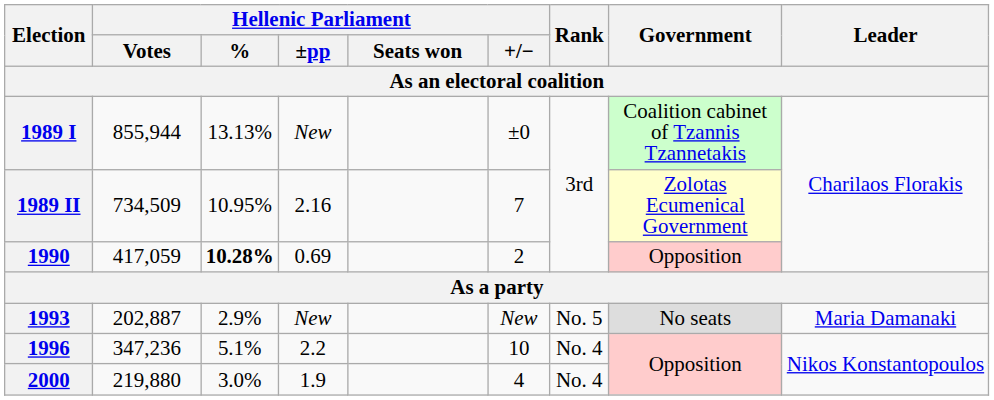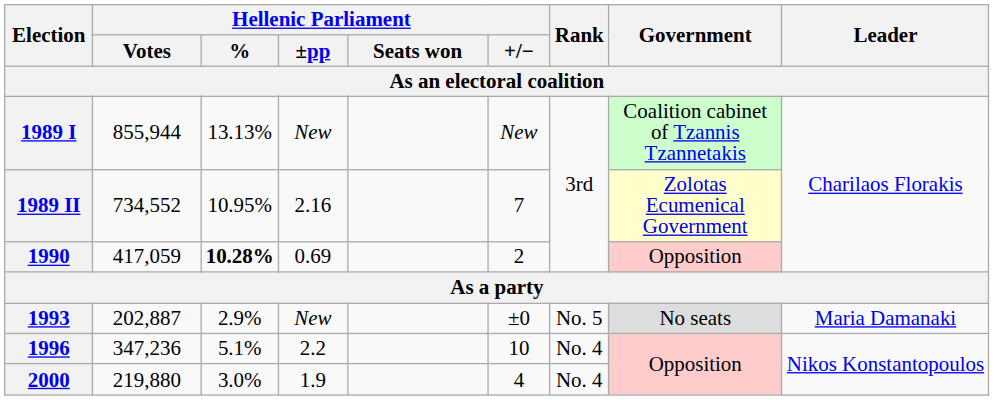(519, 132) ±0 -> (519, 132) New
(147, 205) 734,509 -> (147, 205) 734,552
(519, 317) New -> (519, 317) ±0
